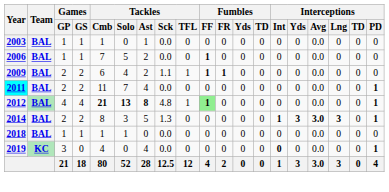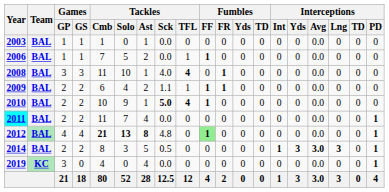(188, 57) 0 -> (188, 57) 1
+ row: (16, 73)
+ row: (16, 103)
(188, 103) 1 -> (188, 133) 0
(166, 118) 1.3 -> (166, 149) 0.5
- row: (16, 133)
(279, 149) bold -> (279, 164) normal
